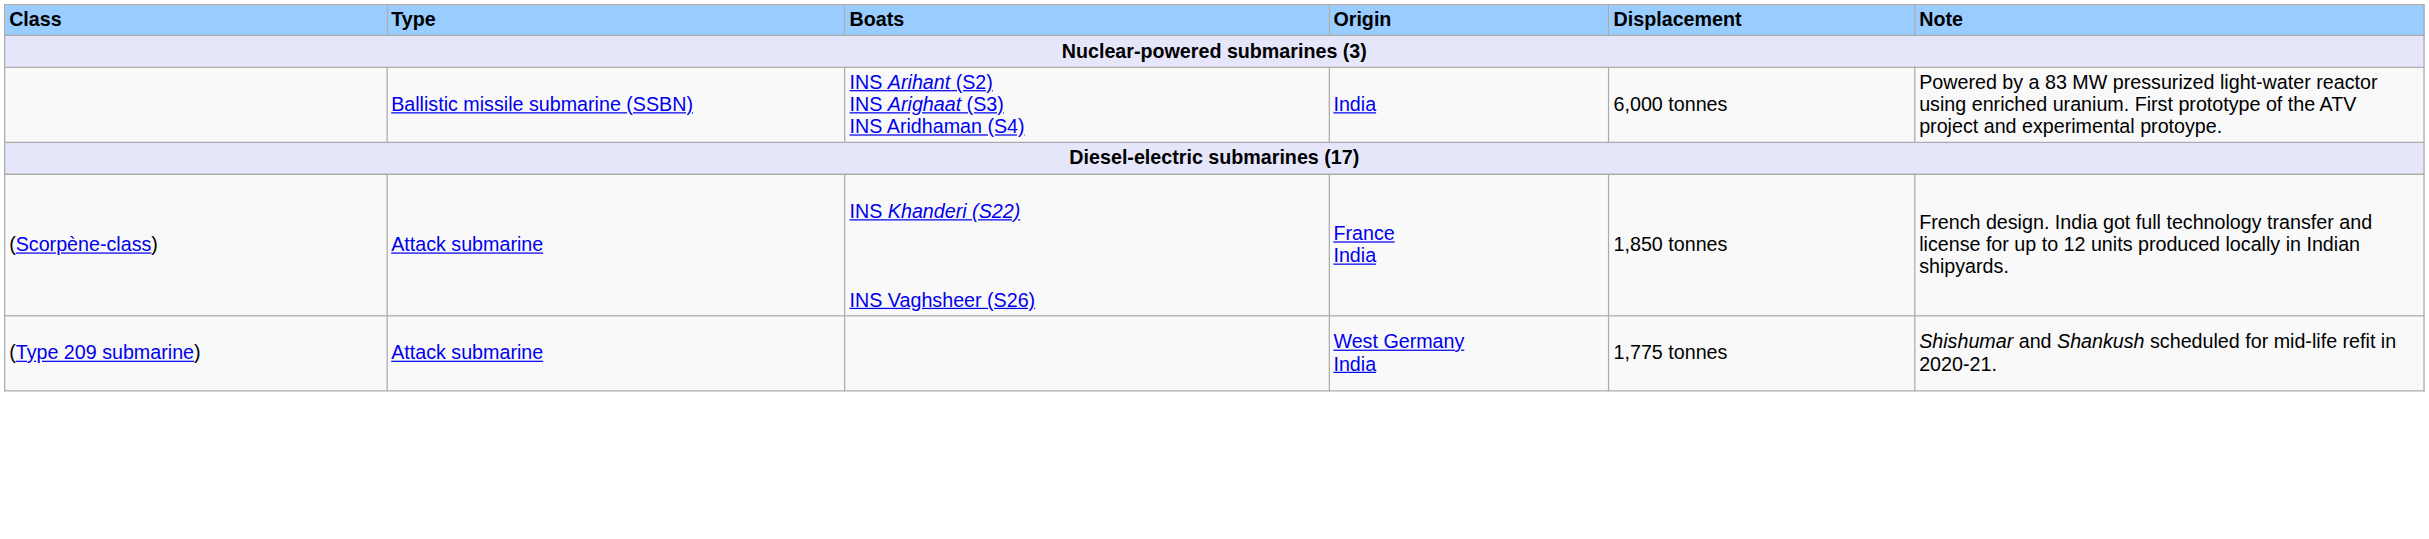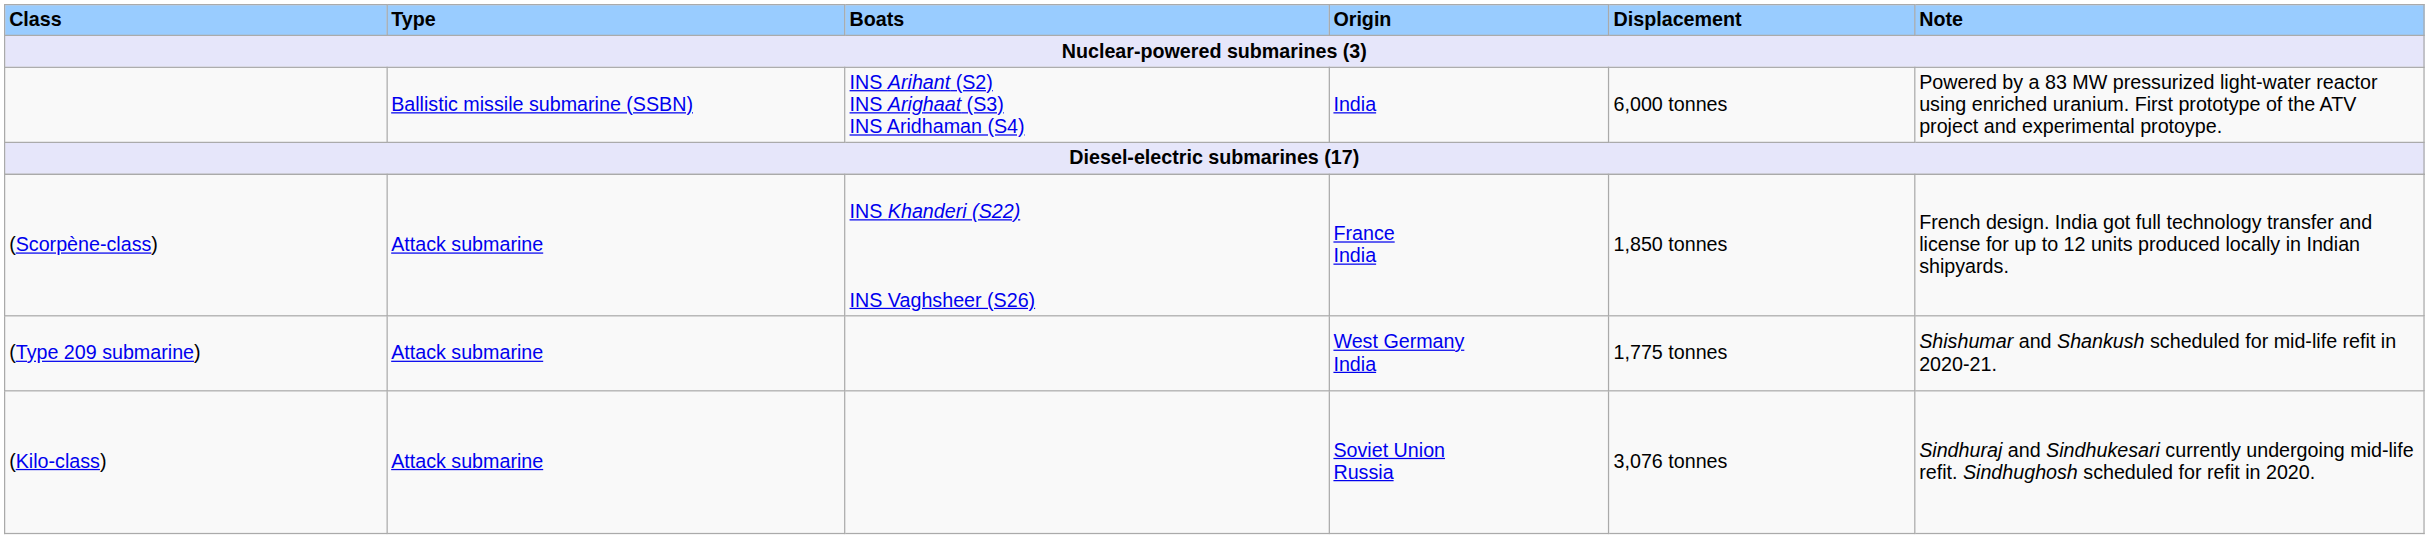+ row: (58, 461)
